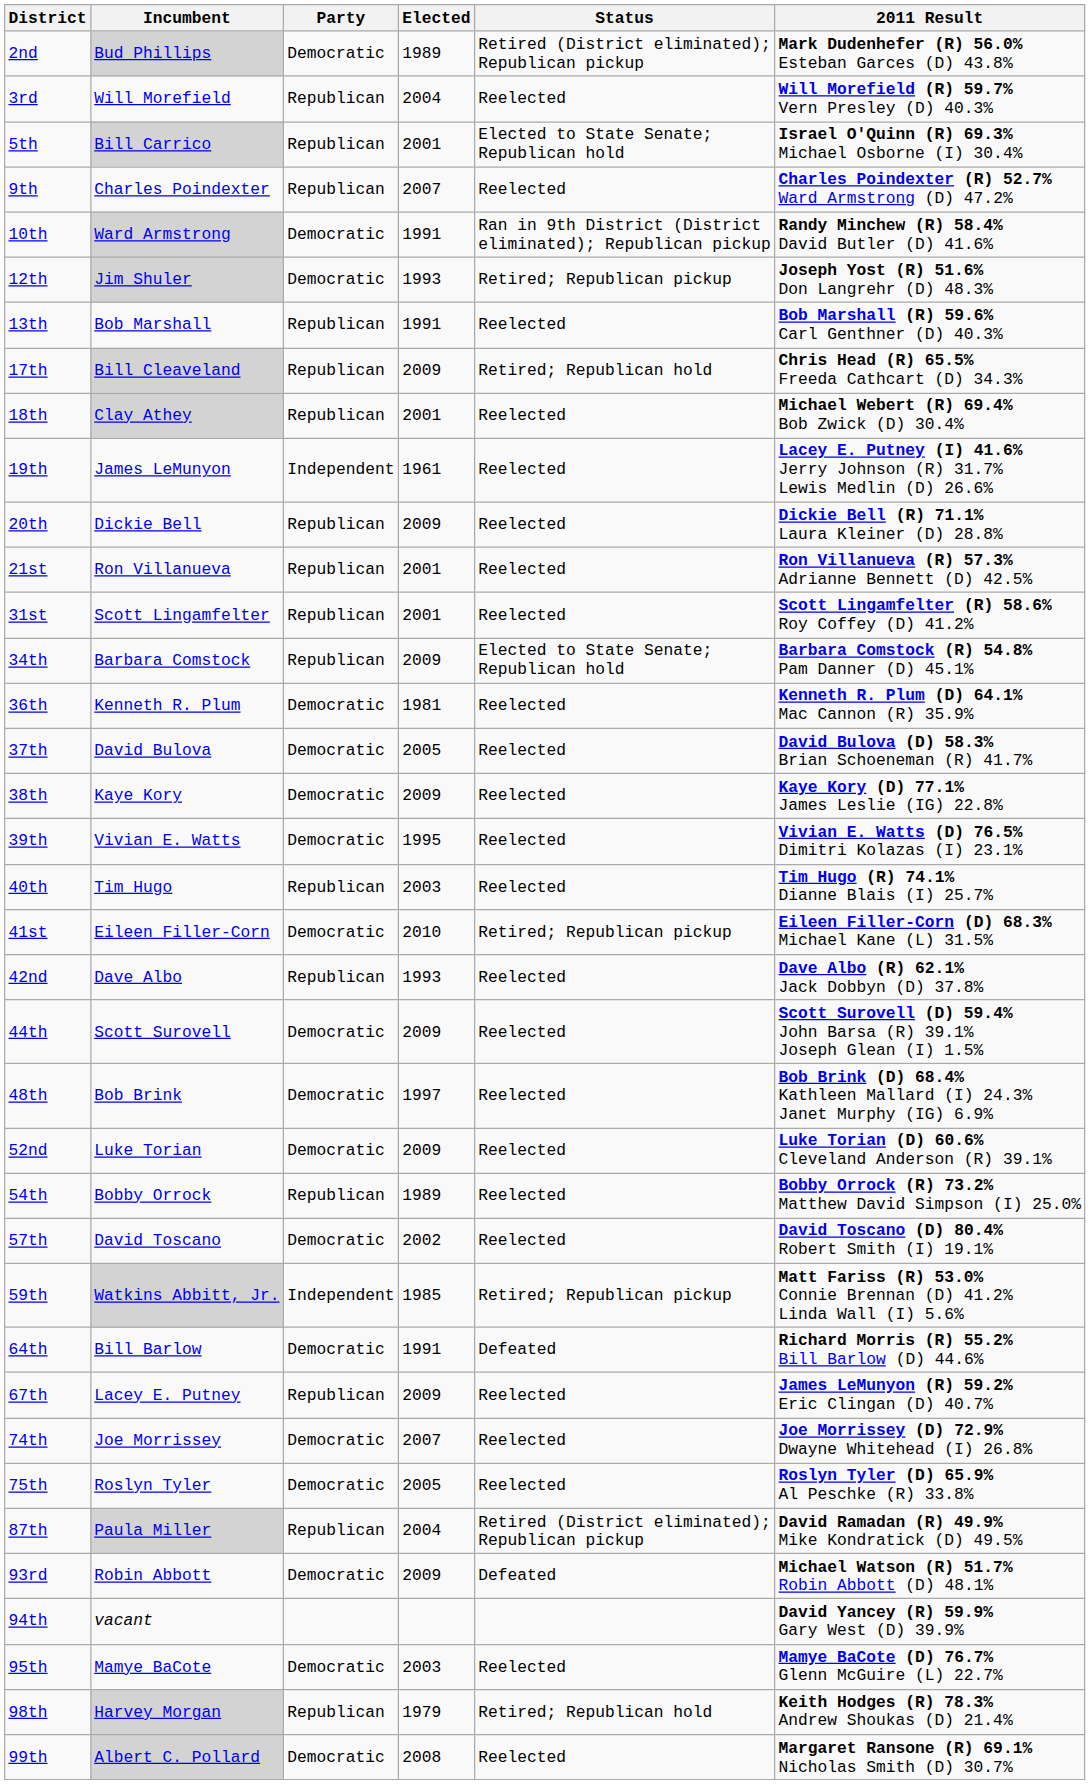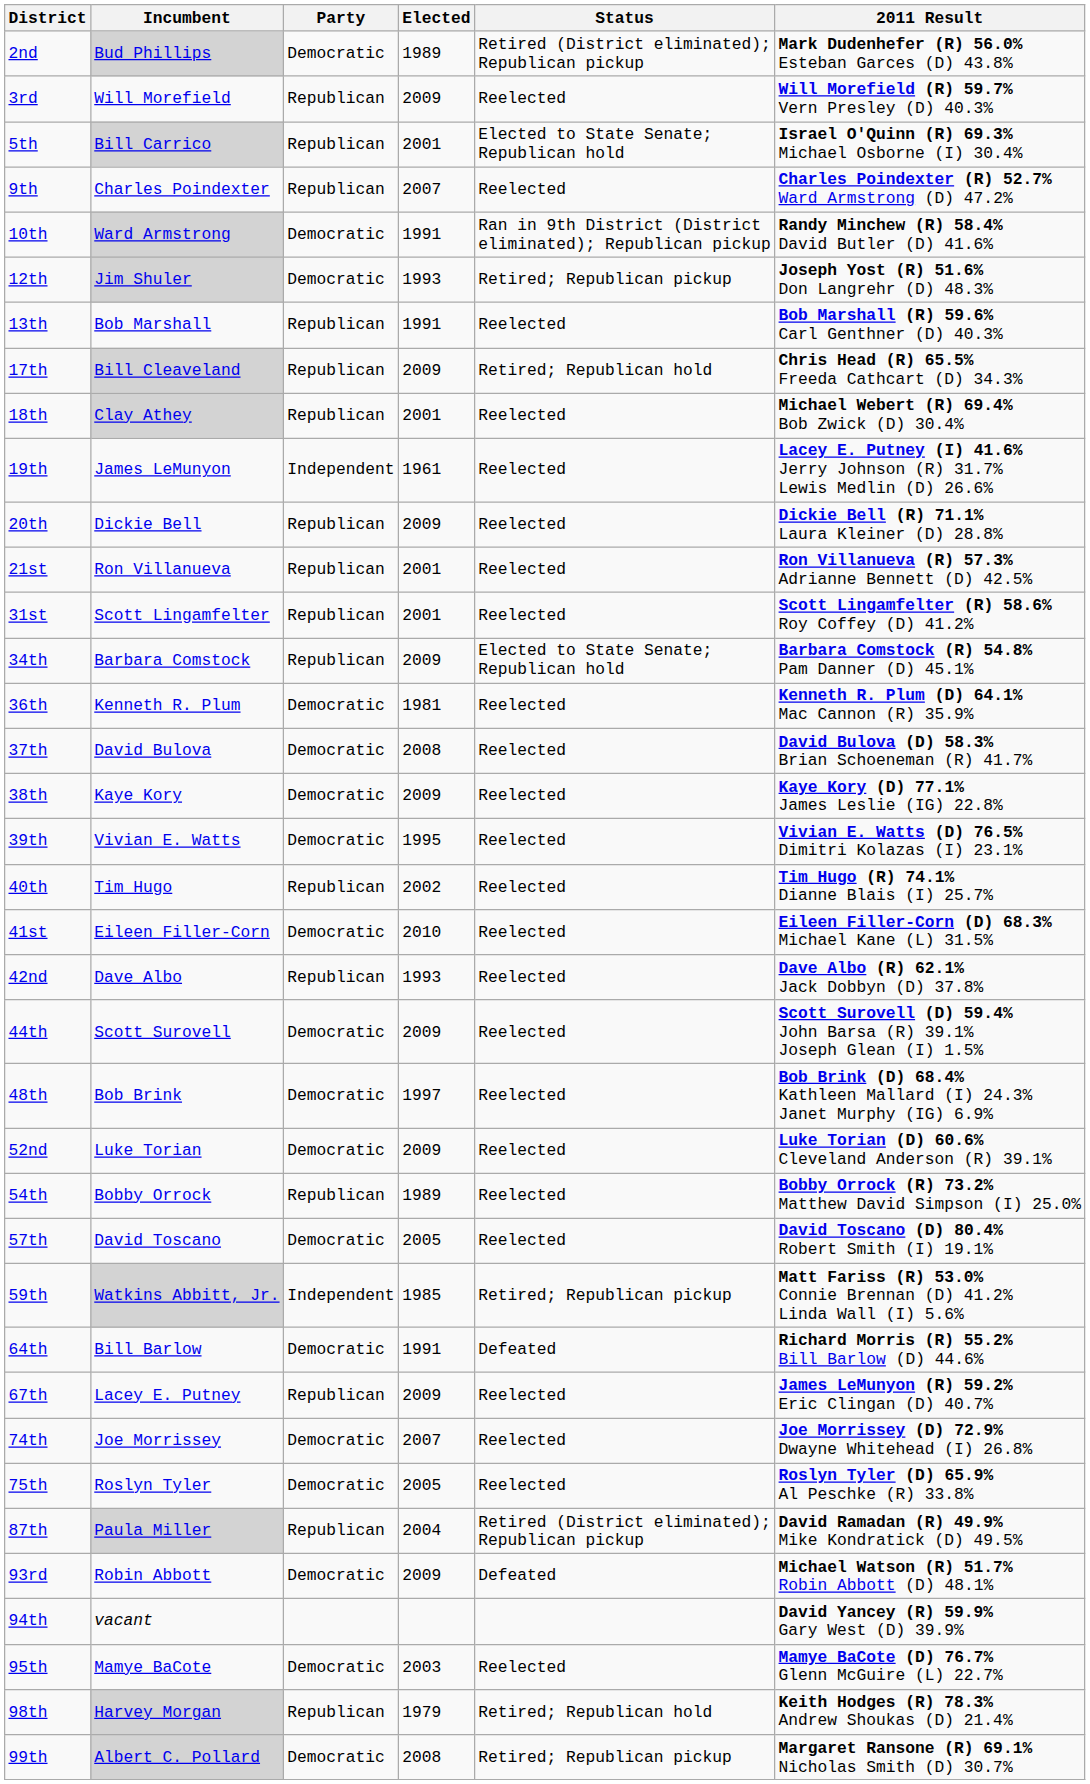(422, 99) 2004 -> (422, 99) 2009
(422, 751) 2005 -> (422, 751) 2008
(422, 887) 2003 -> (422, 887) 2002
(605, 932) Retired; Republican pickup -> (522, 932) Reelected
(422, 1241) 2002 -> (422, 1241) 2005
(522, 1757) Reelected -> (605, 1757) Retired; Republican pickup
